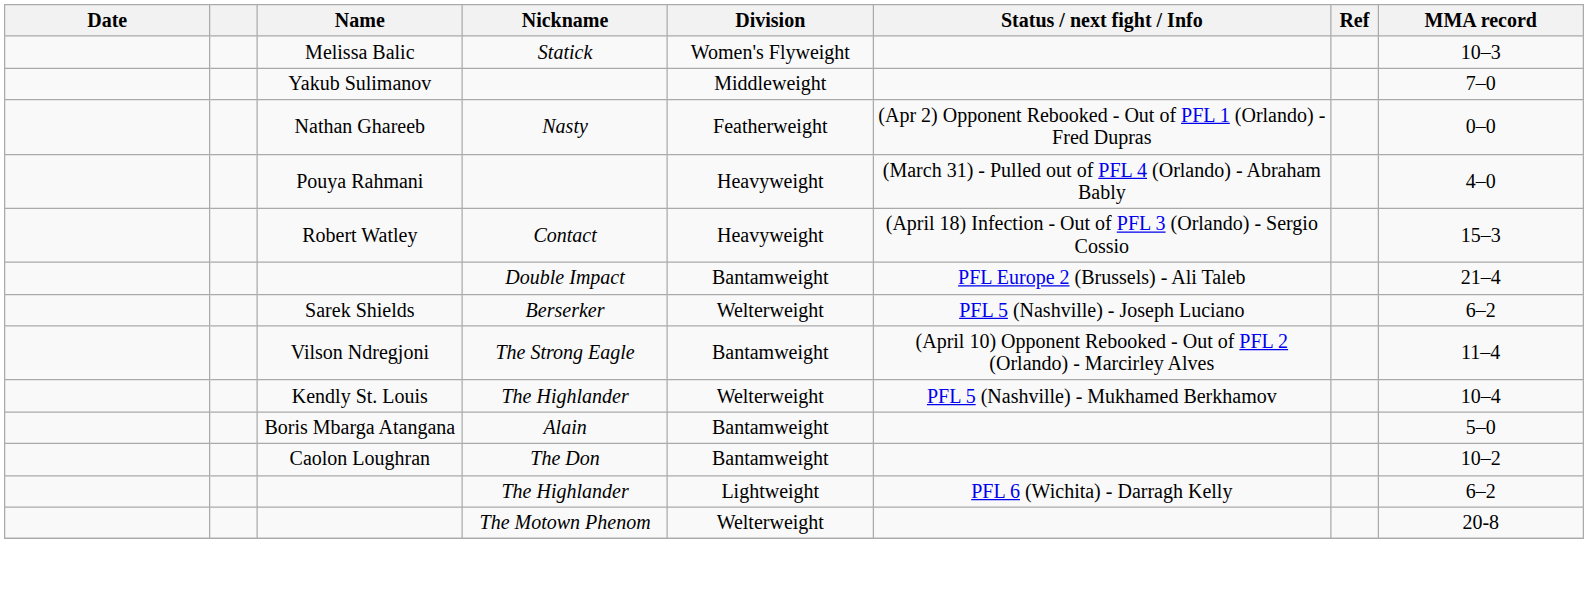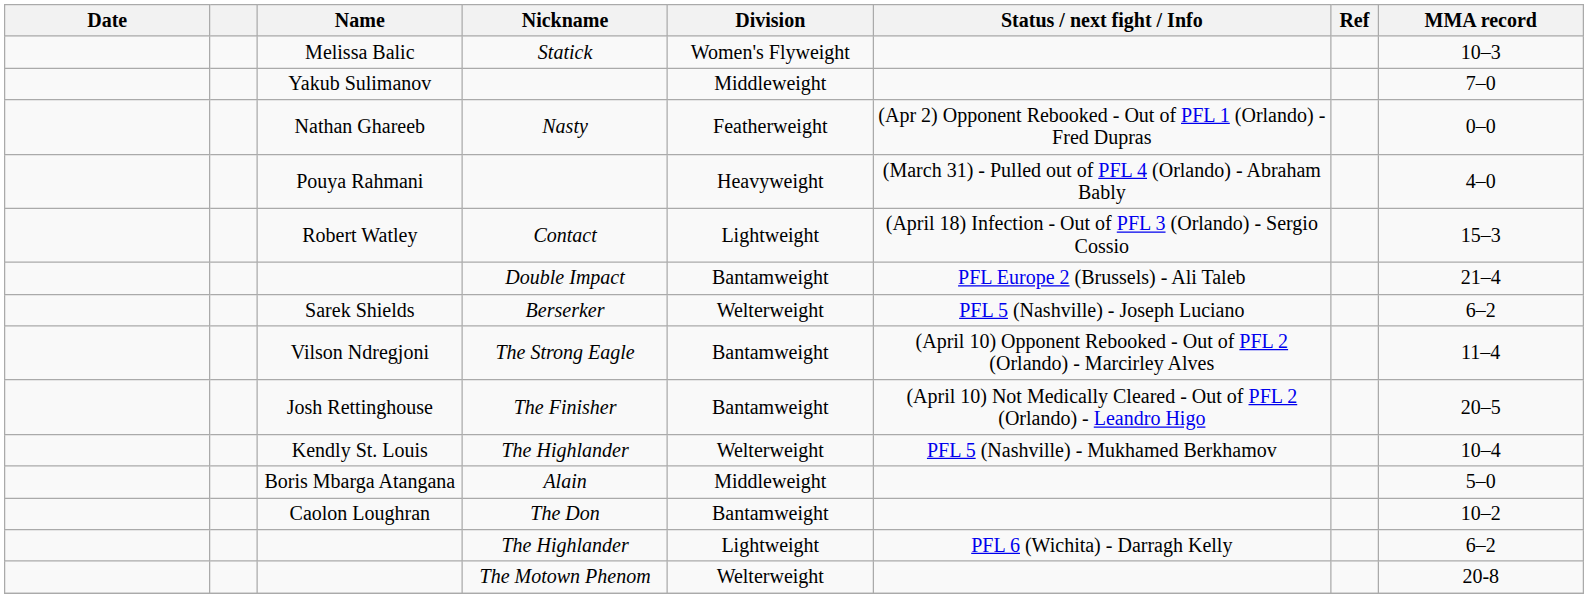(770, 235) Heavyweight -> (770, 235) Lightweight
+ row: (360, 407)
(770, 427) Bantamweight -> (770, 481) Middleweight
